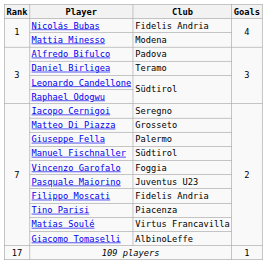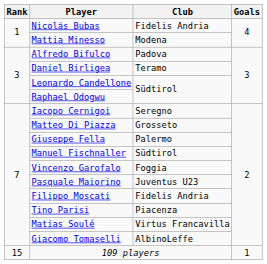(17, 253) 17 -> (17, 253) 15
